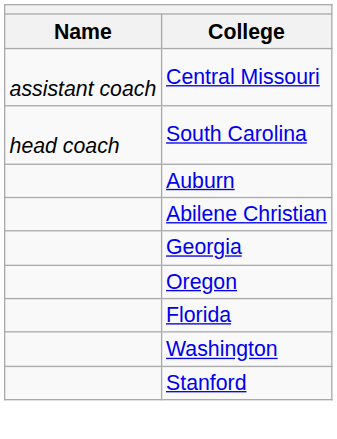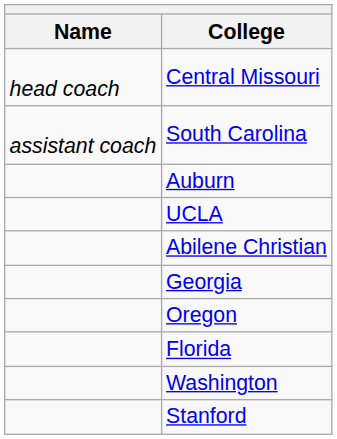(83, 88) assistant coach -> (65, 88) head coach
(65, 146) head coach -> (83, 146) assistant coach
+ row: (194, 214)
